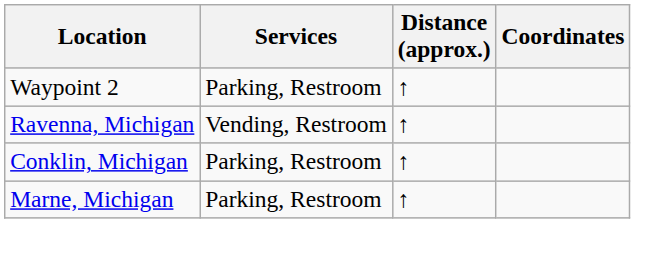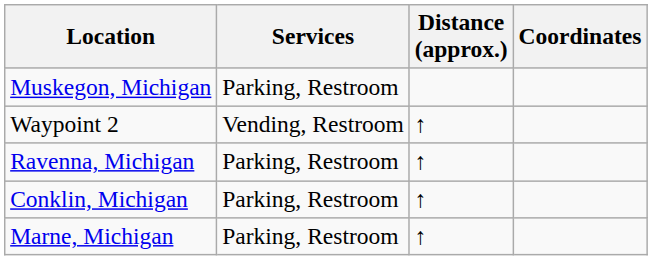+ row: (111, 86)
(293, 86) Parking, Restroom -> (313, 124) Vending, Restroom
(296, 124) Vending, Restroom -> (310, 161) Parking, Restroom
